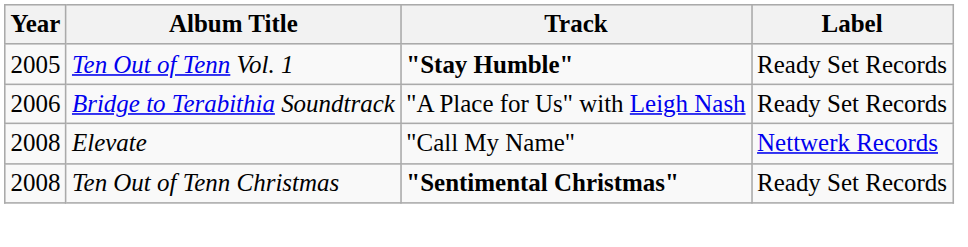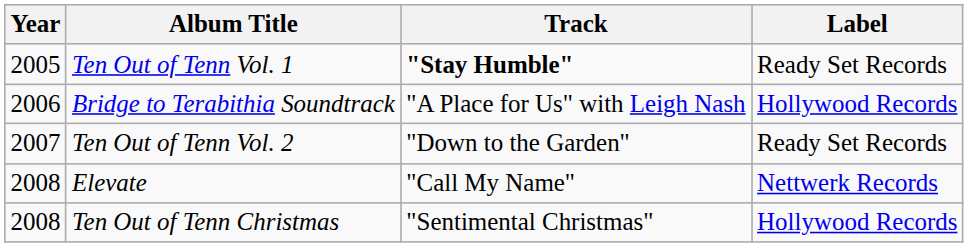(852, 103) Ready Set Records -> (857, 103) Hollywood Records
+ row: (183, 143)
(543, 182) bold -> (530, 222) normal
(852, 182) Ready Set Records -> (857, 222) Hollywood Records
